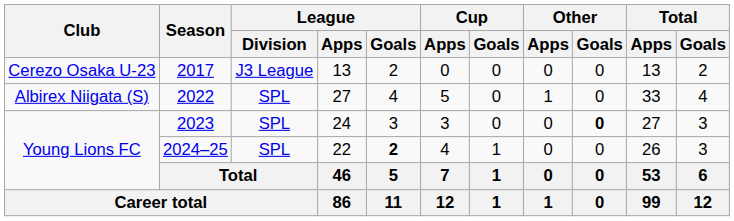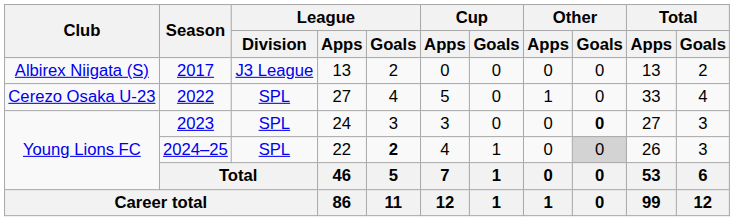(82, 70) Cerezo Osaka U-23 -> (82, 70) Albirex Niigata (S)
(82, 96) Albirex Niigata (S) -> (82, 96) Cerezo Osaka U-23
(600, 149) no background -> (600, 149) lightgrey background
